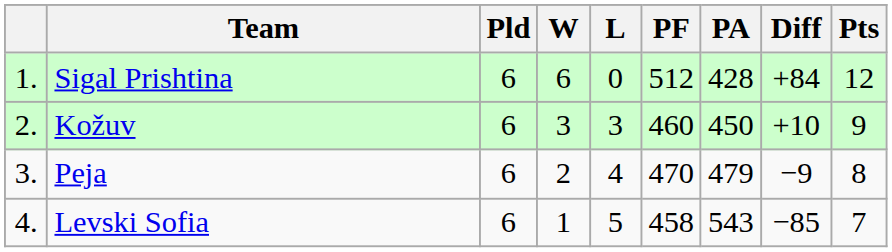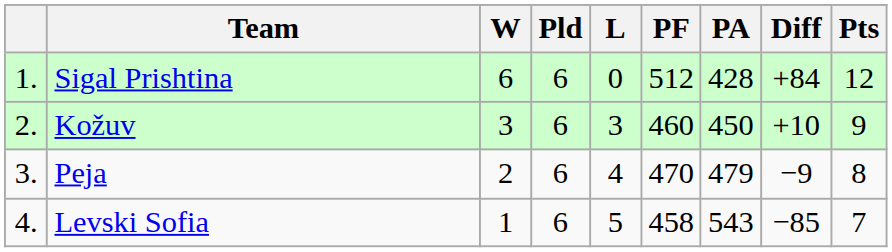columns swapped: (508, 28) <-> (563, 28)
